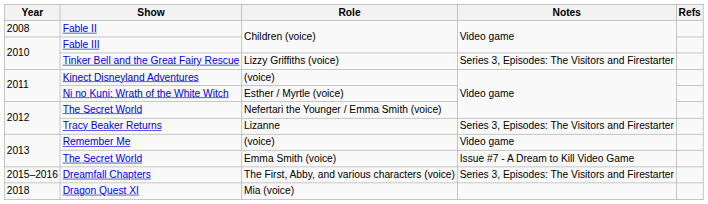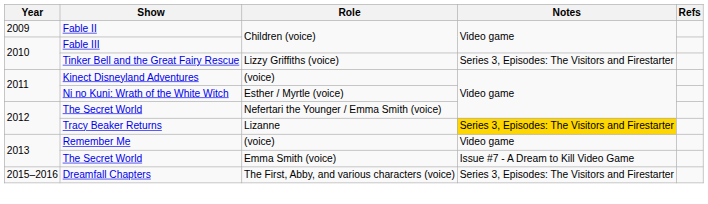(18, 28) 2008 -> (18, 28) 2009
(567, 126) no background -> (567, 126) gold background
- row: (101, 191)
